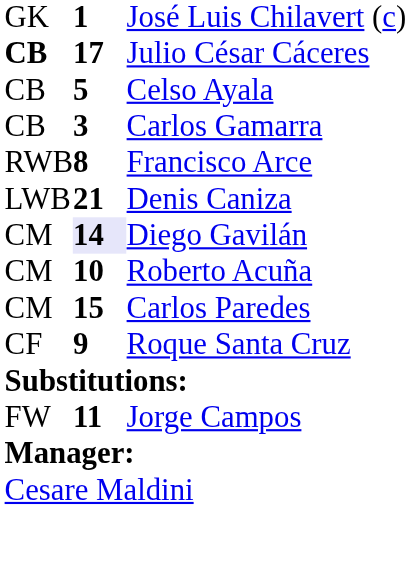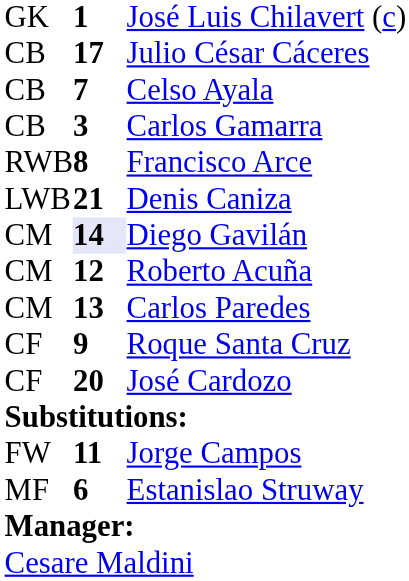(26, 53) bold -> (25, 53) normal
(81, 89) 5 -> (81, 89) 7
(88, 271) 10 -> (88, 271) 12
(88, 307) 15 -> (88, 307) 13
+ row: (209, 380)
+ row: (245, 489)
